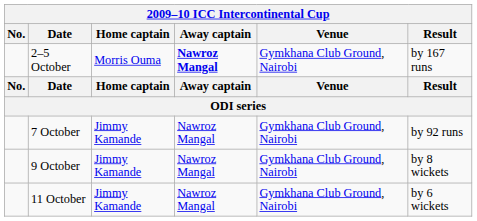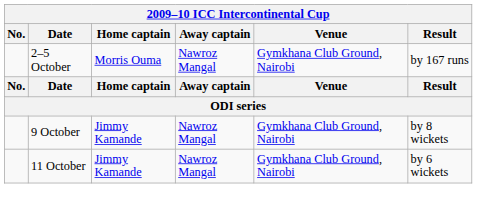(198, 60) bold -> (198, 60) normal
- row: (56, 132)
